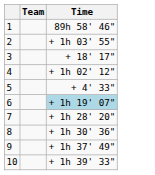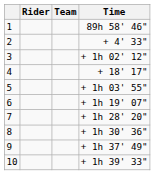+ column: (36, 12)
(82, 42) + 1h 03' 55" -> (125, 42) + 4' 33"
(90, 57) + 18' 17" -> (114, 57) + 1h 02' 12"
(82, 72) + 1h 02' 12" -> (123, 72) + 18' 17"
(93, 87) + 4' 33" -> (114, 87) + 1h 03' 55"
(82, 102) lightblue background -> (114, 102) no background
